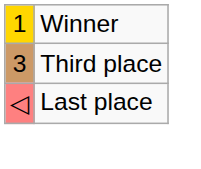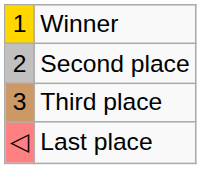+ row: (115, 63)
